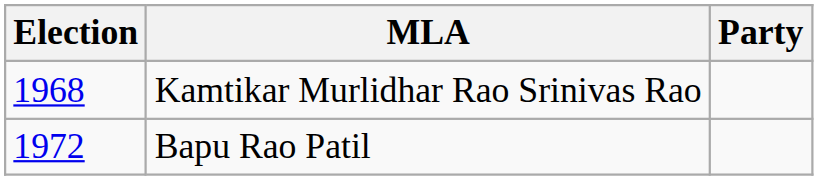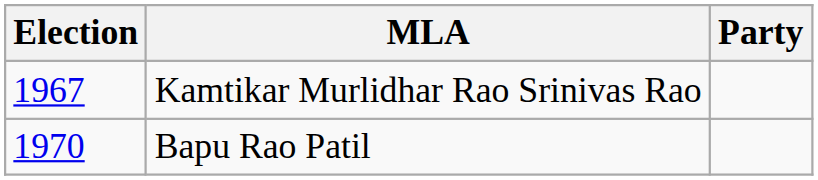(49, 89) 1968 -> (49, 89) 1967
(49, 145) 1972 -> (49, 145) 1970
